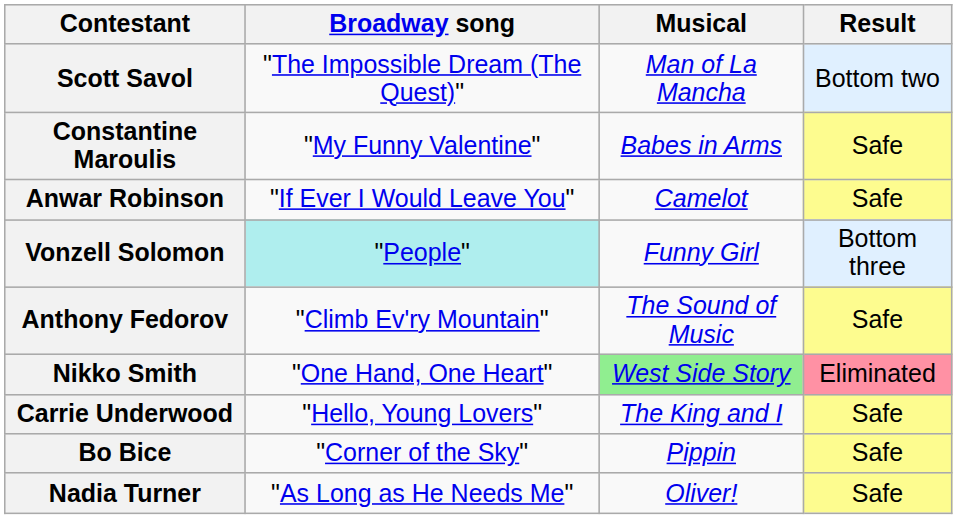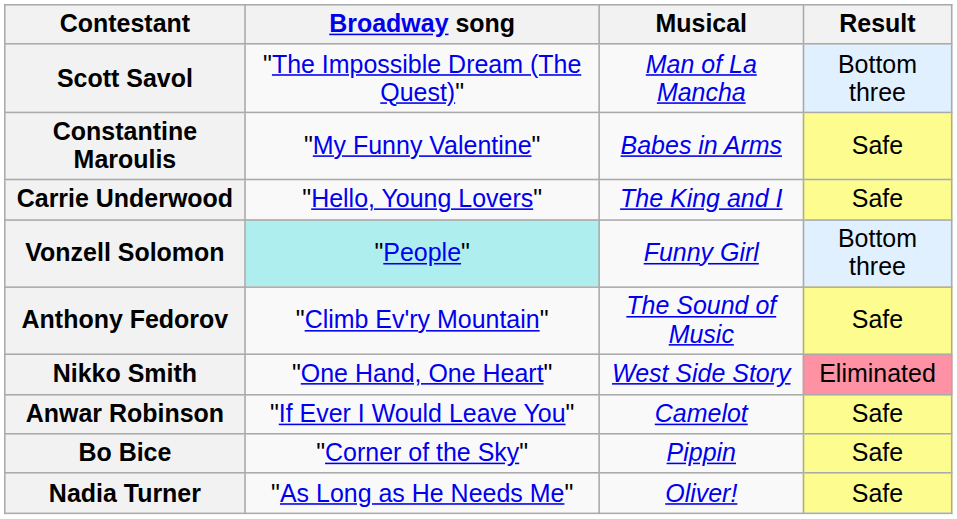(877, 77) Bottom two -> (877, 77) Bottom three
rows swapped: (125, 413) <-> (125, 199)
(701, 374) lightgreen background -> (701, 374) no background
